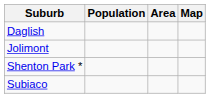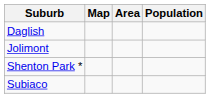columns swapped: (116, 13) <-> (192, 13)
